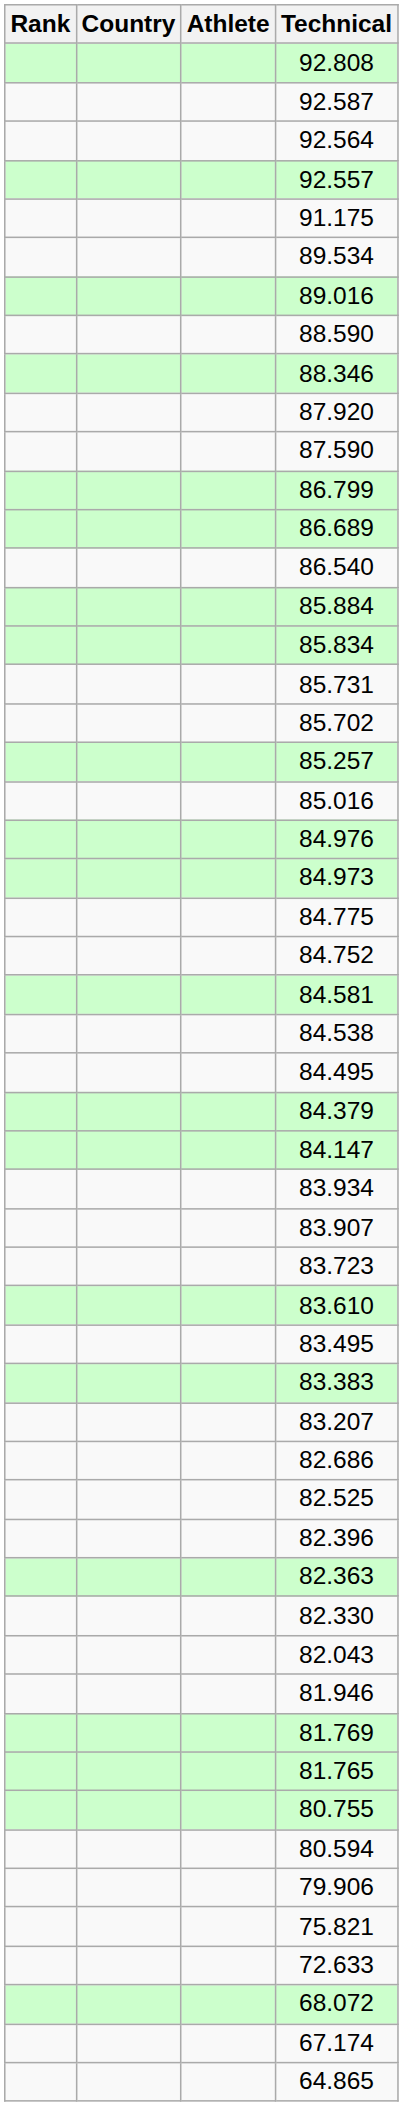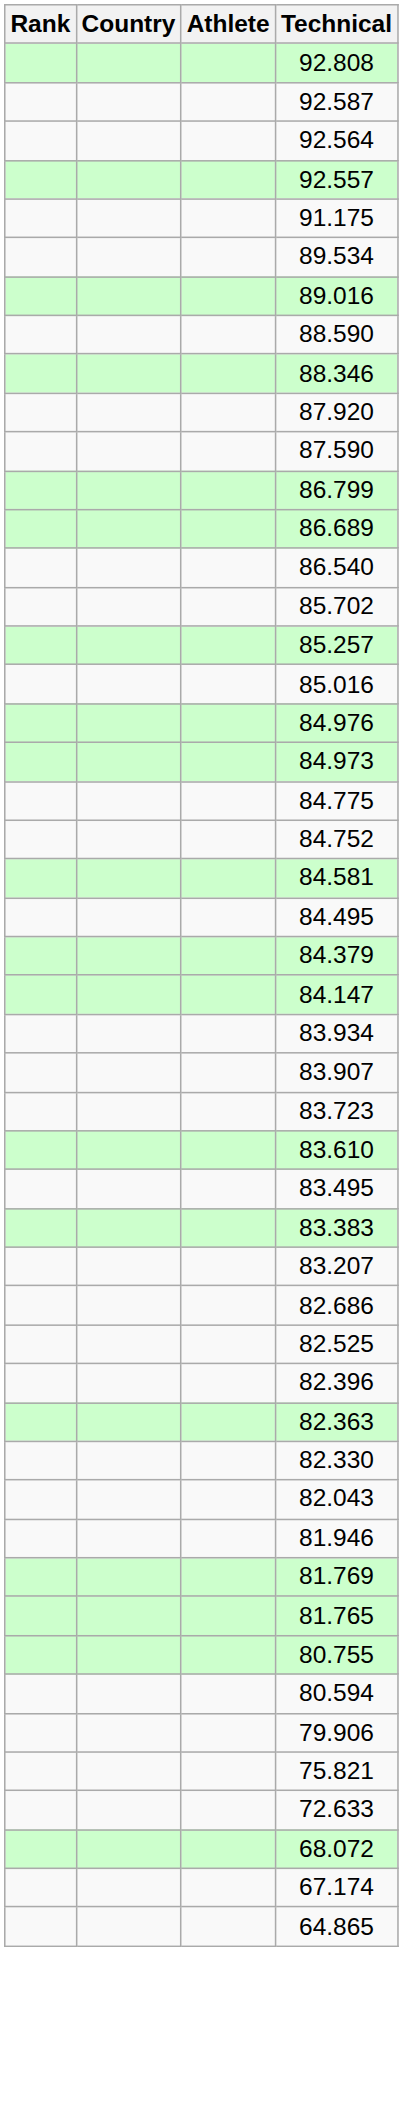- row: (336, 606)
- row: (336, 645)
- row: (336, 683)
- row: (336, 1033)
